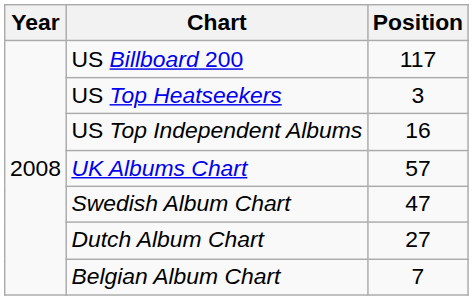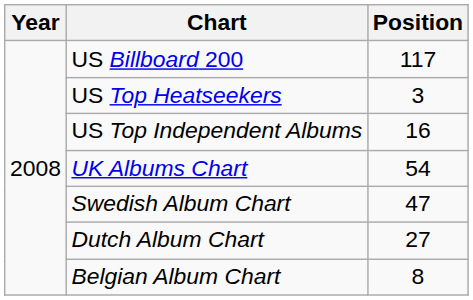(418, 167) 57 -> (418, 167) 54
(418, 276) 7 -> (418, 276) 8
